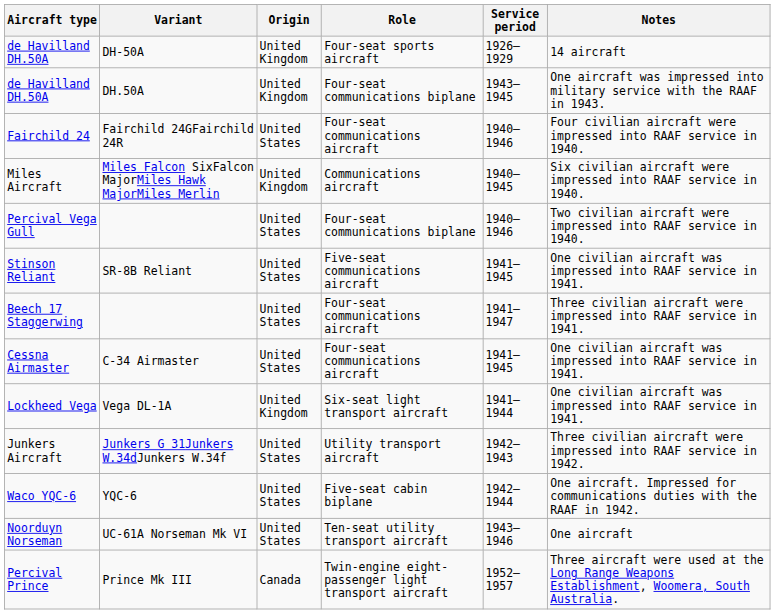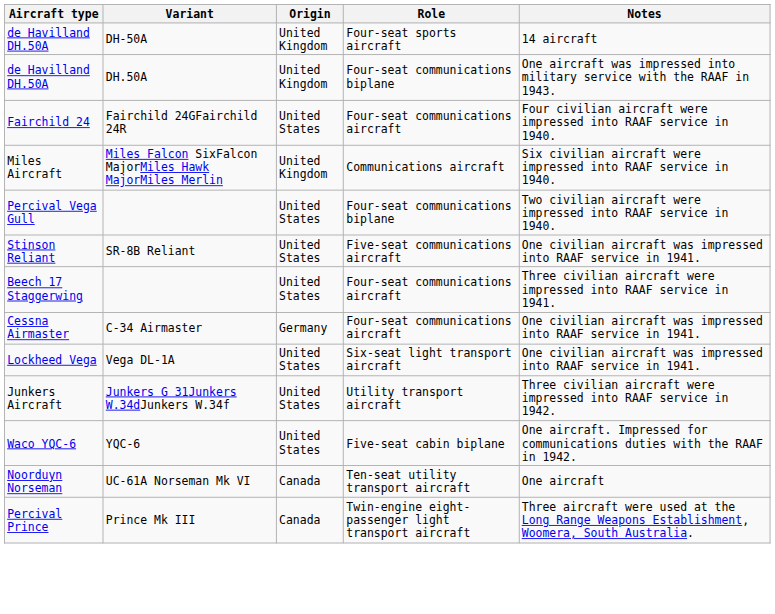- column: (515, 20)
(280, 361) United States -> (303, 328) Germany
(284, 406) United Kingdom -> (300, 360) United States
(280, 535) United States -> (300, 482) Canada
